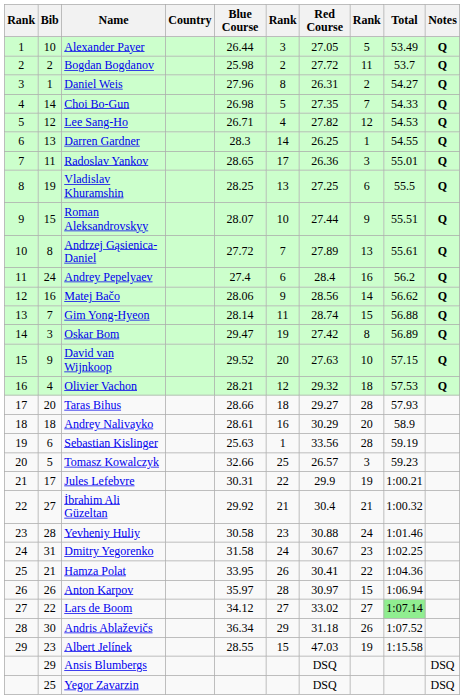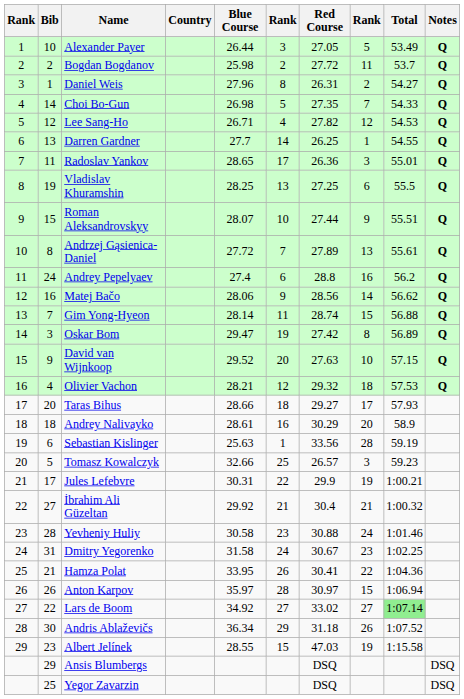(240, 141) 28.3 -> (240, 141) 27.7
(325, 277) 28.4 -> (325, 277) 28.8
(367, 405) 28 -> (367, 405) 17
(240, 608) 34.12 -> (240, 608) 34.92
